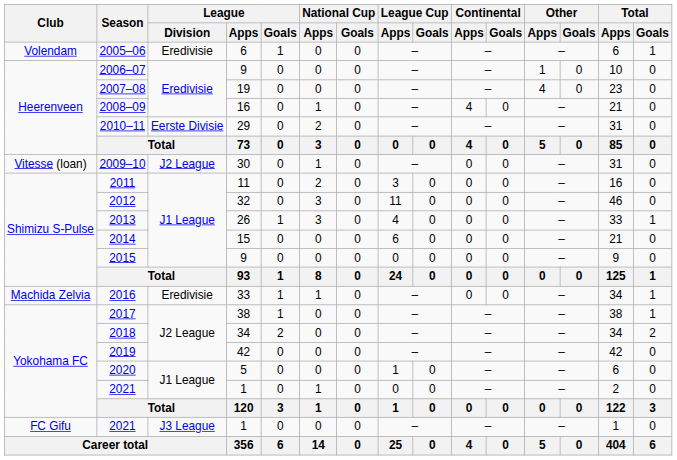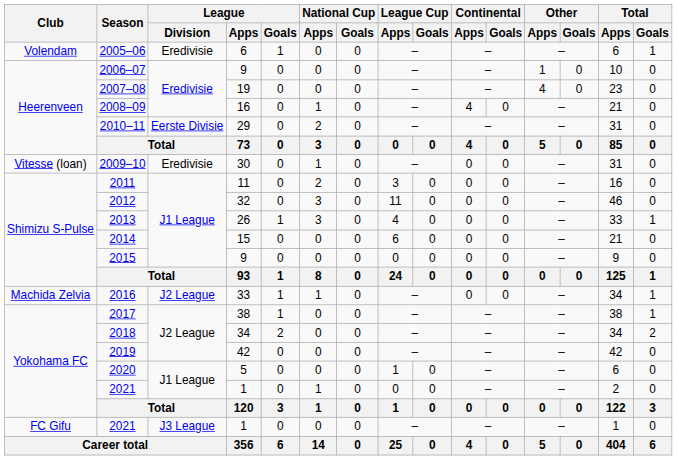(187, 164) J2 League -> (187, 164) Eredivisie
(187, 295) Eredivisie -> (187, 295) J2 League
